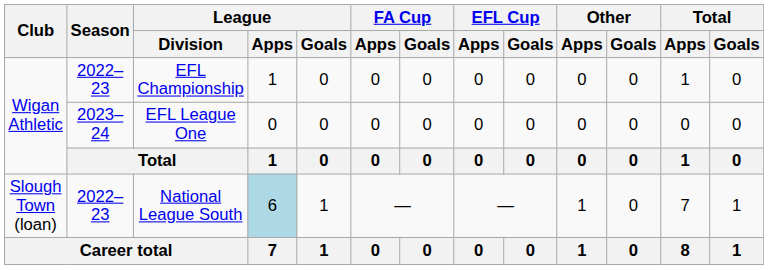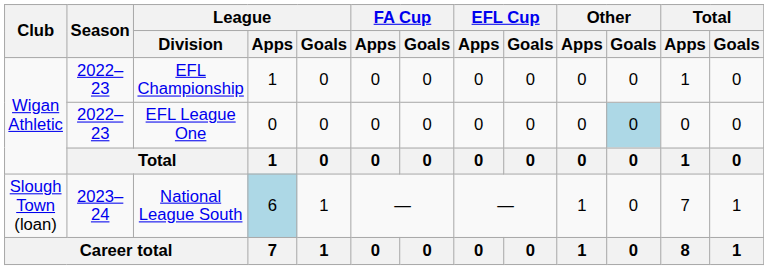(100, 124) 2023–24 -> (100, 124) 2022–23
(633, 124) no background -> (633, 124) lightblue background
(100, 205) 2022–23 -> (100, 205) 2023–24
